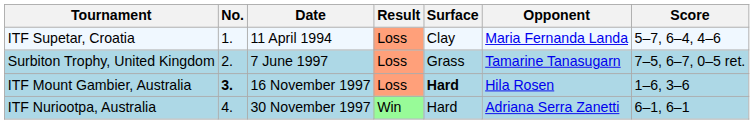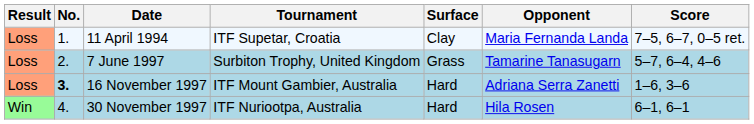columns swapped: (399, 15) <-> (111, 15)
(678, 38) 5–7, 6–4, 4–6 -> (690, 38) 7–5, 6–7, 0–5 ret.
(690, 61) 7–5, 6–7, 0–5 ret. -> (678, 61) 5–7, 6–4, 4–6
(443, 84) bold -> (442, 84) normal
(520, 84) Hila Rosen -> (552, 84) Adriana Serra Zanetti
(552, 107) Adriana Serra Zanetti -> (520, 107) Hila Rosen
